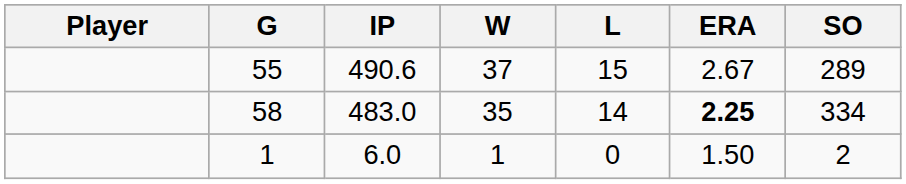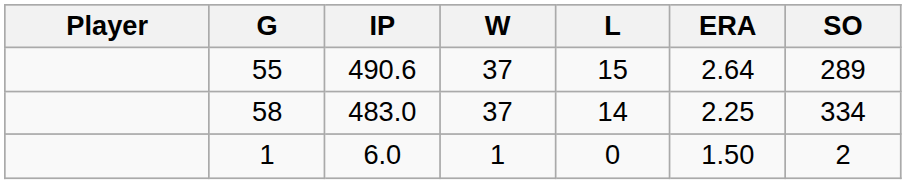(728, 69) 2.67 -> (728, 69) 2.64
(497, 112) 35 -> (497, 112) 37
(728, 112) bold -> (728, 112) normal
